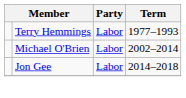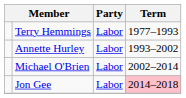+ row: (50, 48)
(153, 66) no background -> (153, 84) pink background
